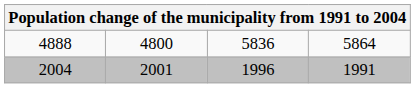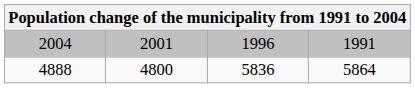rows swapped: (55, 69) <-> (55, 43)
